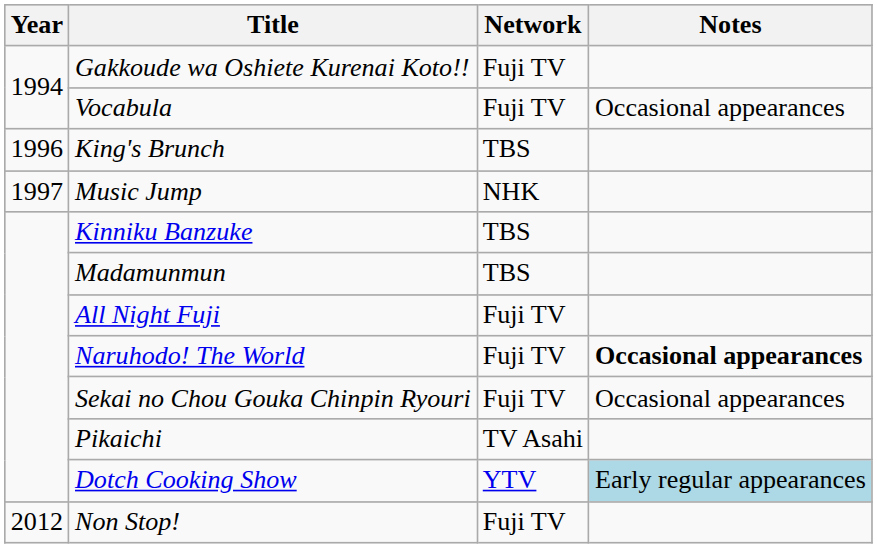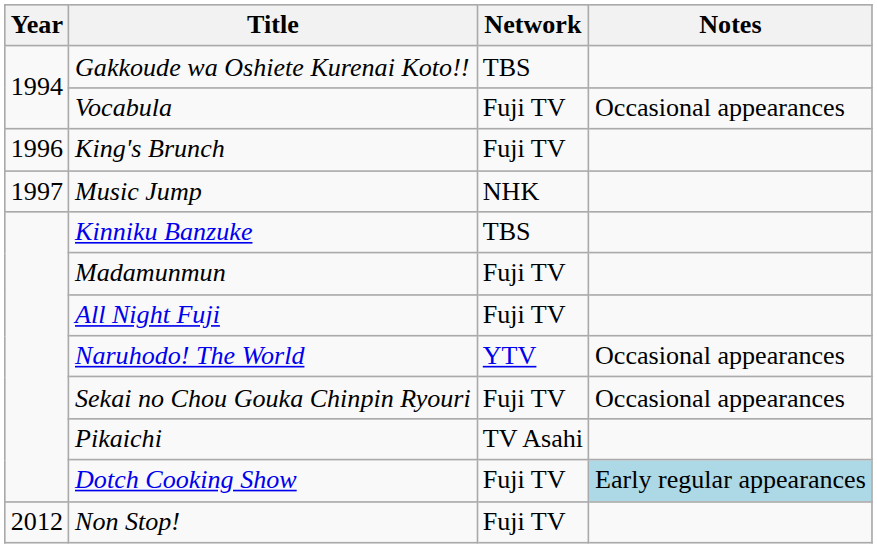(524, 66) Fuji TV -> (507, 66) TBS
(507, 149) TBS -> (524, 149) Fuji TV
(507, 273) TBS -> (524, 273) Fuji TV
(524, 356) Fuji TV -> (510, 356) YTV
(729, 356) bold -> (720, 356) normal
(510, 480) YTV -> (524, 480) Fuji TV
